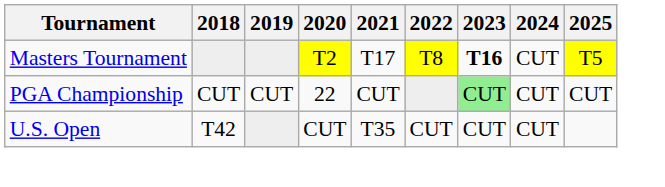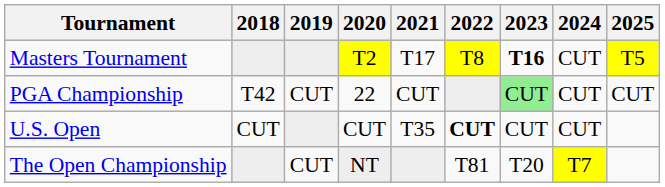(219, 93) CUT -> (258, 93) T42
(219, 129) T42 -> (258, 129) CUT
(431, 129) normal -> (472, 129) bold
+ row: (118, 164)
